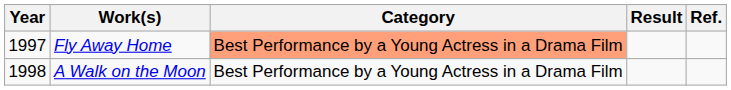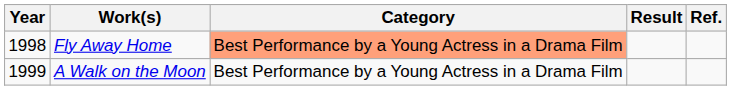(27, 44) 1997 -> (27, 44) 1998
(27, 71) 1998 -> (27, 71) 1999
